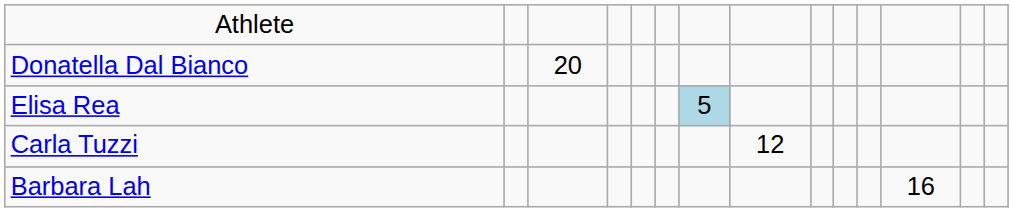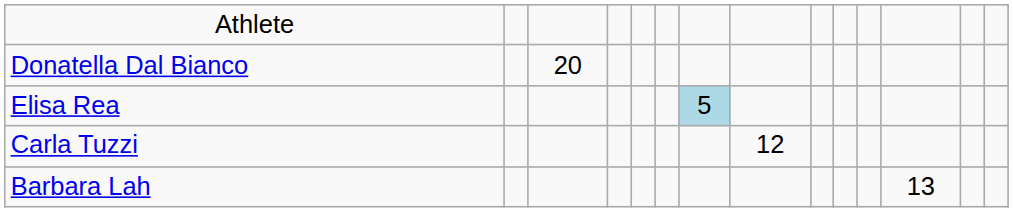(921, 186) 16 -> (921, 186) 13
